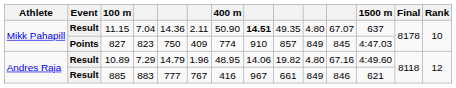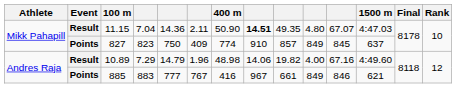(376, 28) 637 -> (376, 28) 4:47.03
(376, 44) 4:47.03 -> (376, 44) 637
(227, 60) 48.95 -> (227, 60) 48.98
(315, 60) 4.80 -> (315, 60) 4.00
(84, 75) Result -> (84, 75) Points
